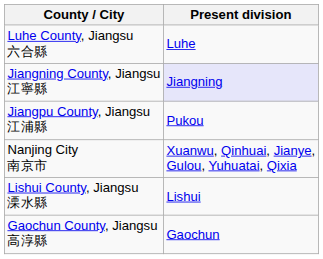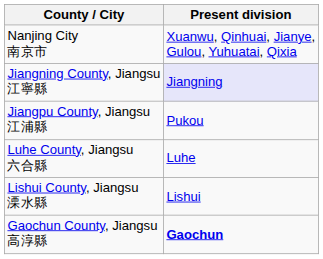rows swapped: (43, 157) <-> (70, 43)
(193, 234) normal -> (195, 234) bold
